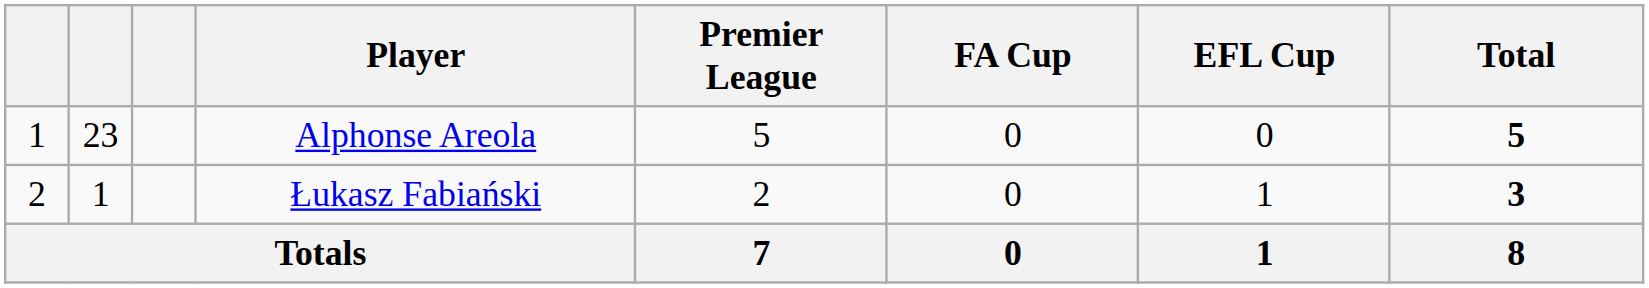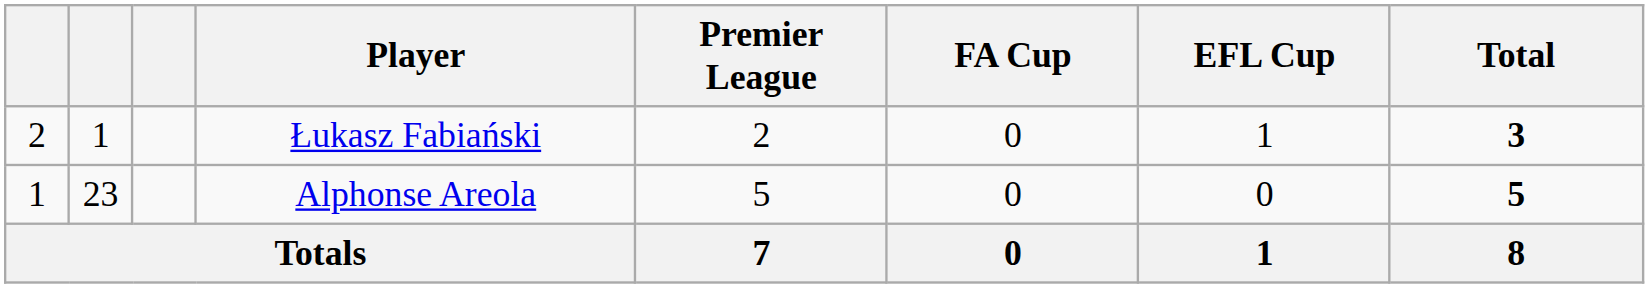rows swapped: (416, 135) <-> (416, 194)
